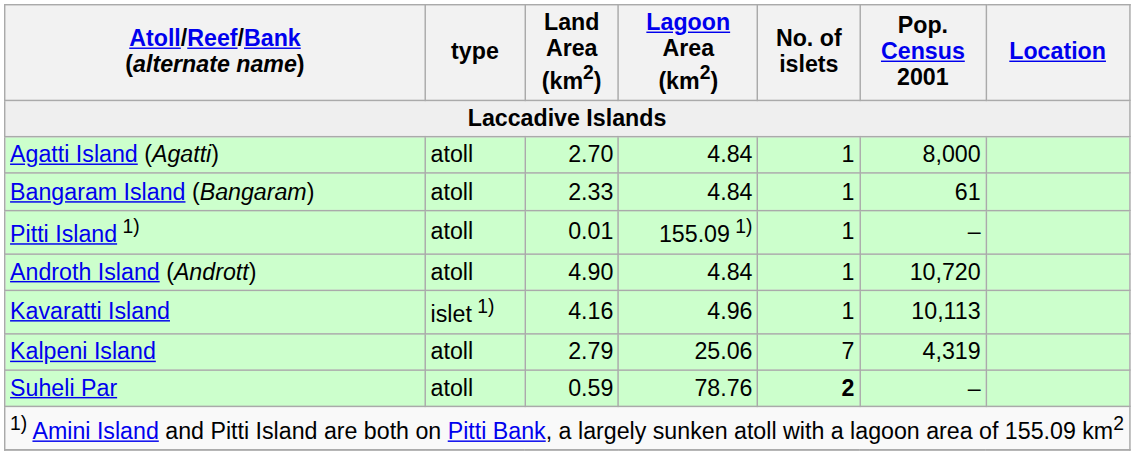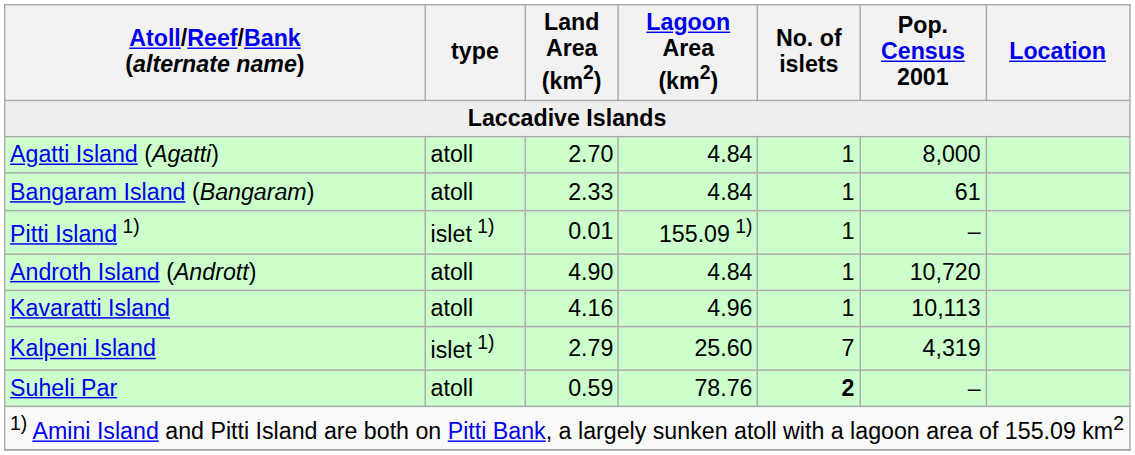(452, 231) atoll -> (463, 231) islet 1)
(463, 311) islet 1) -> (452, 308) atoll
(452, 351) atoll -> (463, 348) islet 1)
(723, 351) 25.06 -> (723, 348) 25.60
